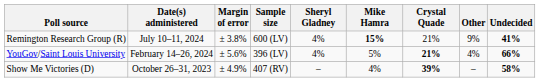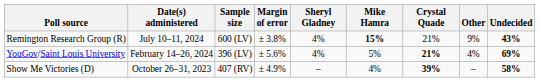columns swapped: (270, 18) <-> (233, 18)
(511, 39) 41% -> (511, 39) 43%
(511, 54) 66% -> (511, 54) 69%
